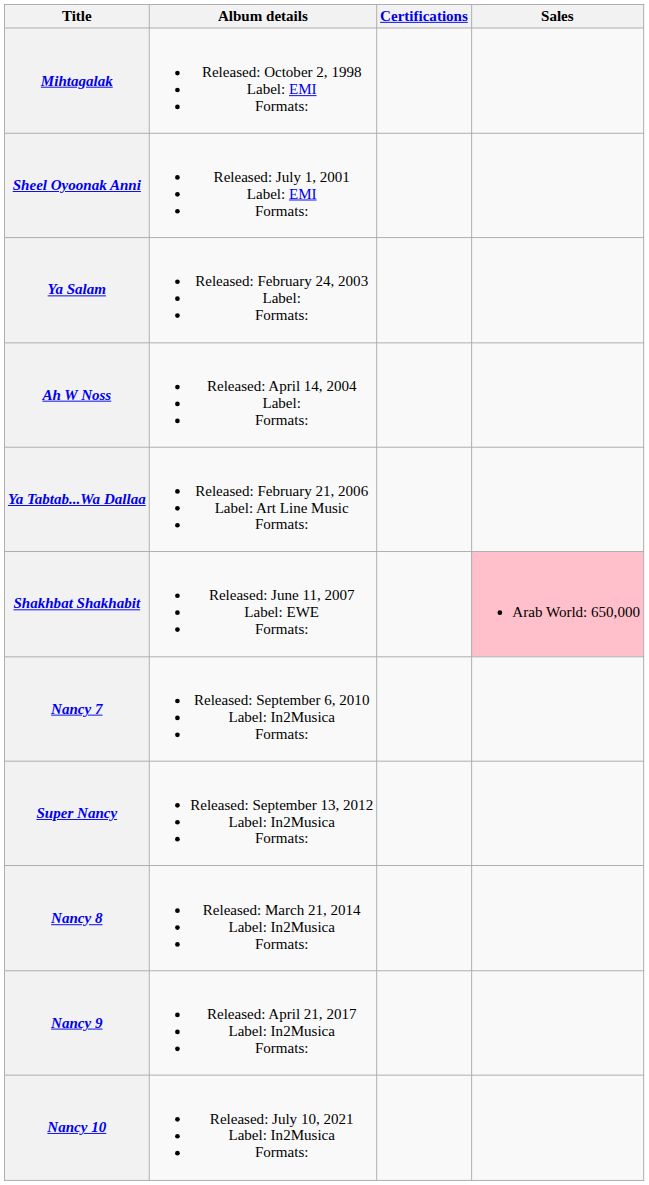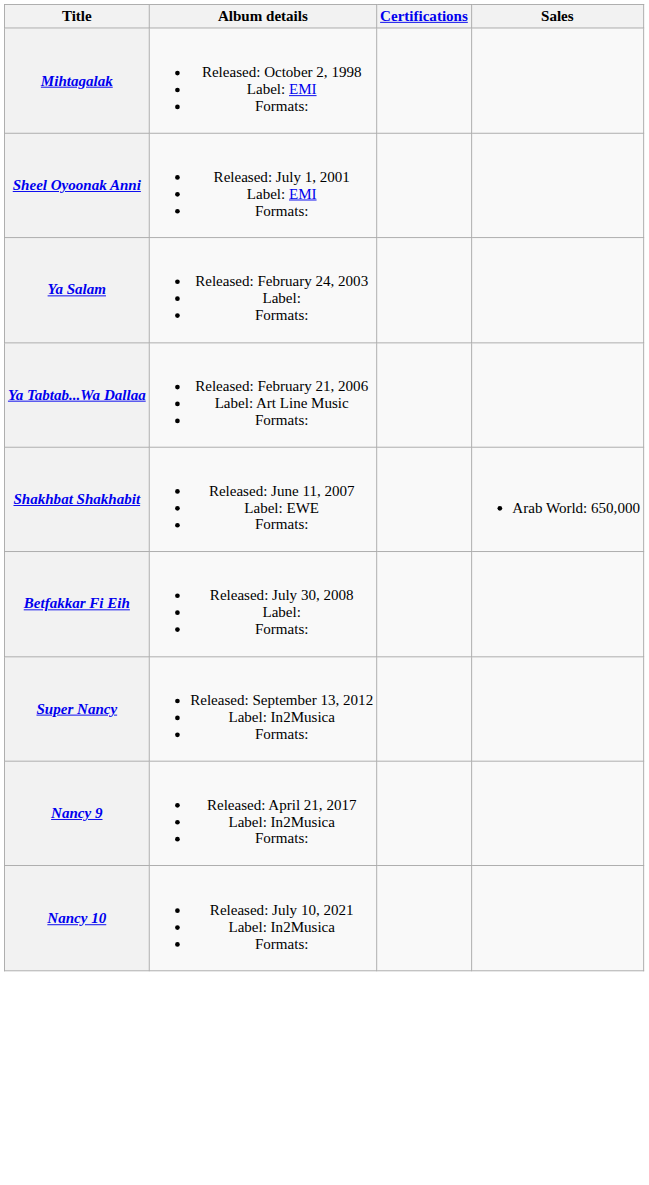- row: (77, 394)
(557, 613) pink background -> (557, 508) no background
+ row: (77, 604)
- row: (77, 708)
- row: (77, 918)
